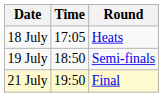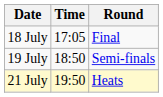(107, 37) Heats -> (106, 37) Final
(106, 80) Final -> (107, 80) Heats
